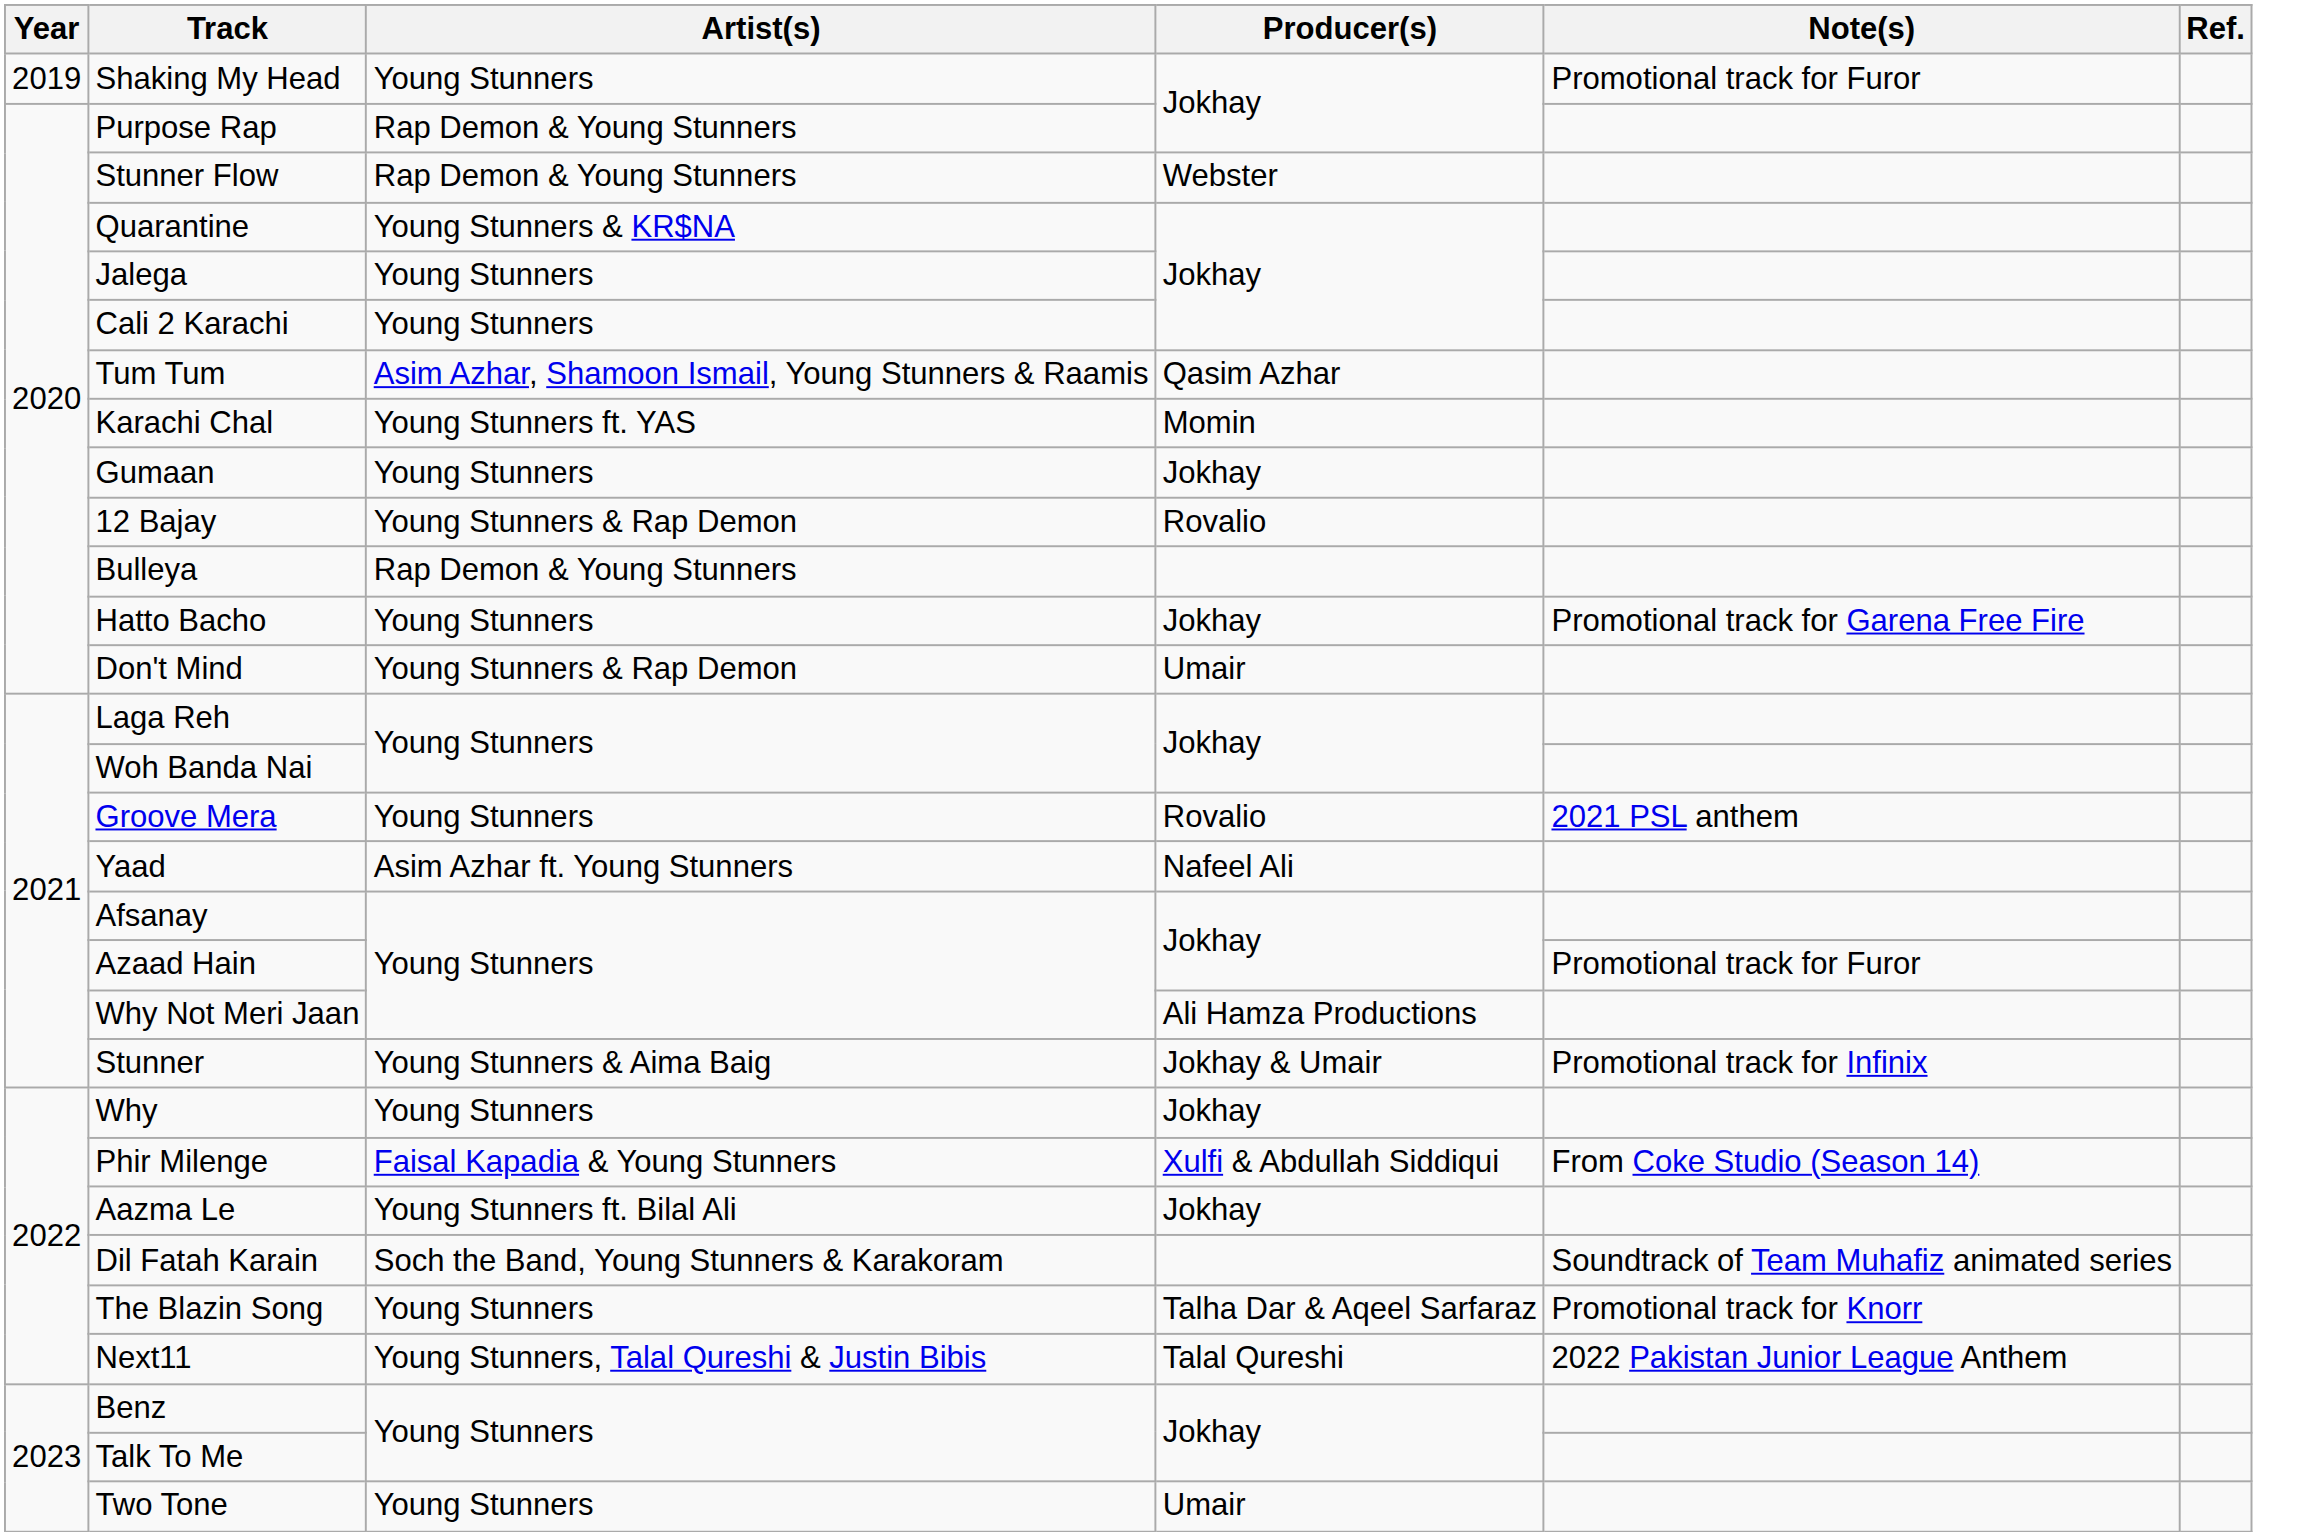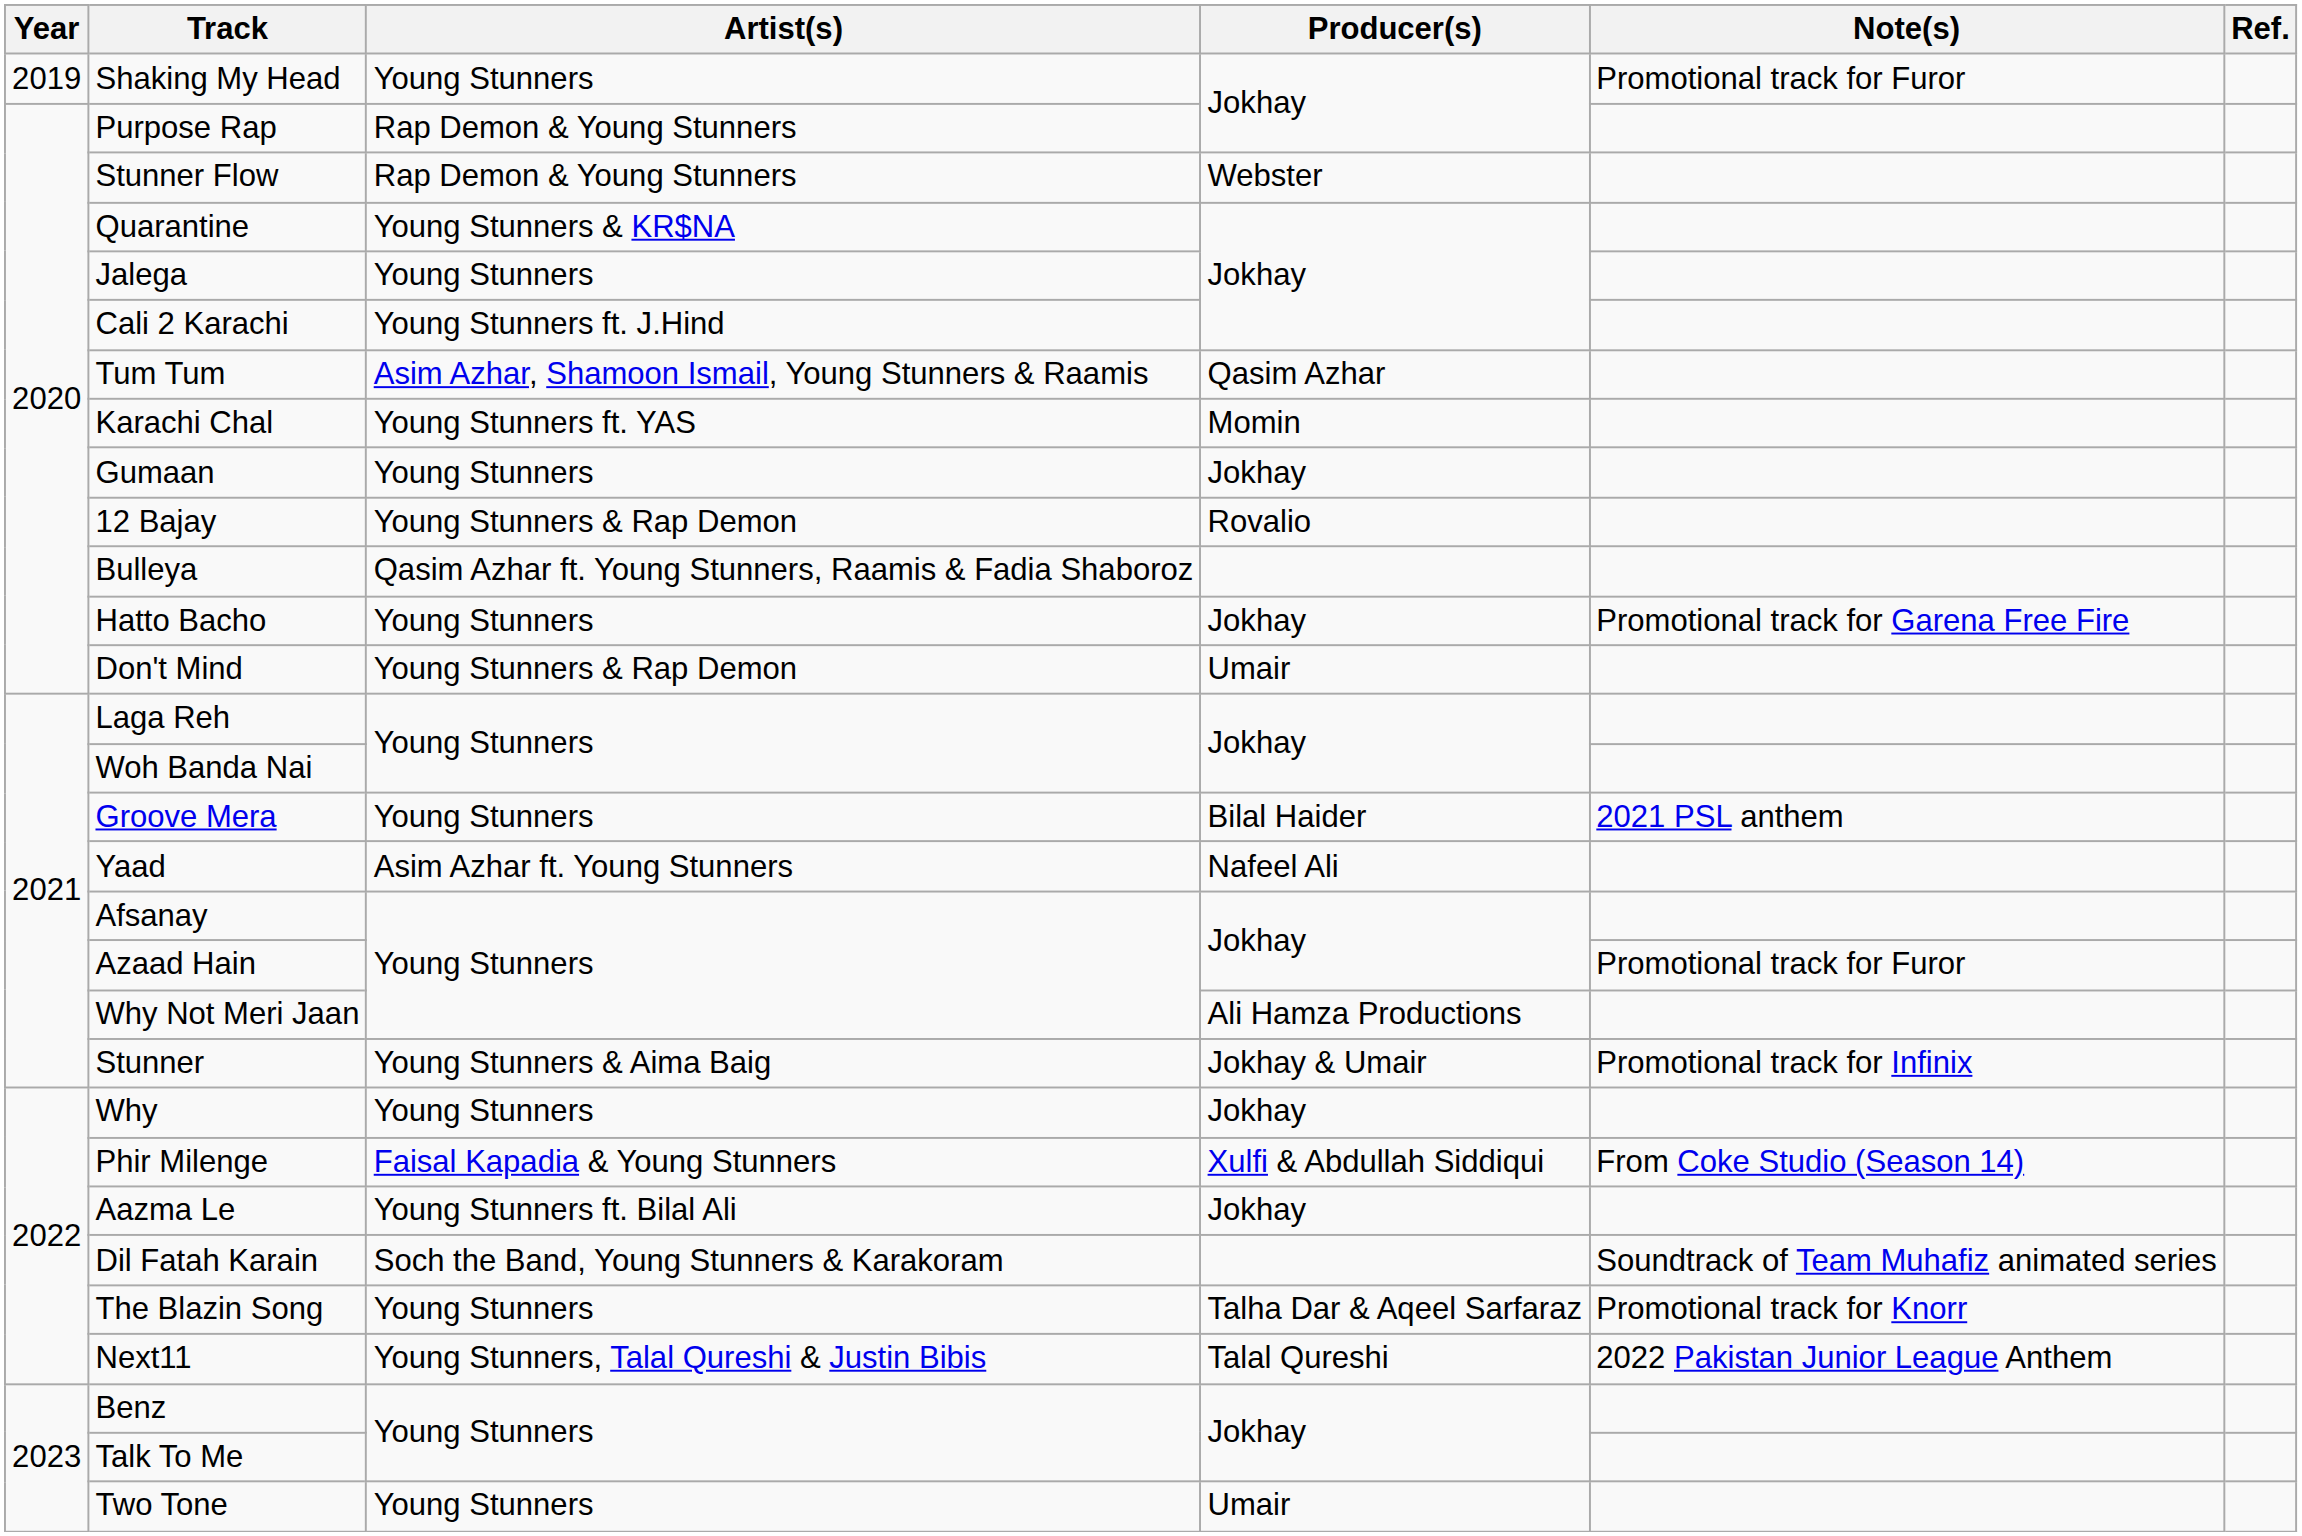(484, 324) Young Stunners -> (549, 324) Young Stunners ft. J.Hind
(585, 570) Rap Demon & Young Stunners -> (784, 570) Qasim Azhar ft. Young Stunners, Raamis & Fadia Shaboroz
(1214, 816) Rovalio -> (1287, 816) Bilal Haider
